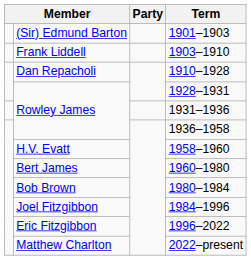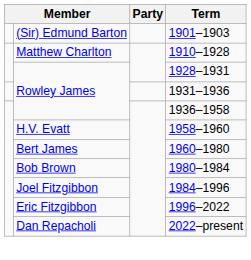- row: (199, 52)
(56, 71) Dan Repacholi -> (64, 52) Matthew Charlton
(64, 245) Matthew Charlton -> (56, 226) Dan Repacholi
